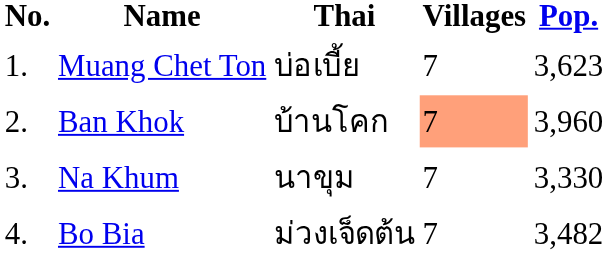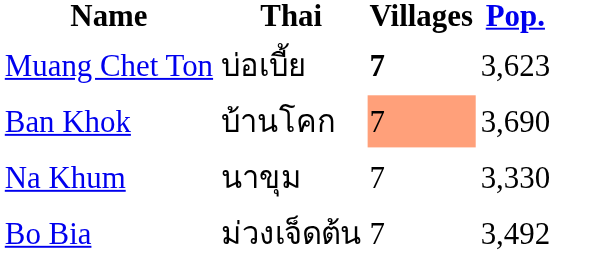- column: (28, 15)
(430, 64) normal -> (377, 64) bold
(569, 120) 3,960 -> (515, 120) 3,690
(569, 232) 3,482 -> (515, 232) 3,492
